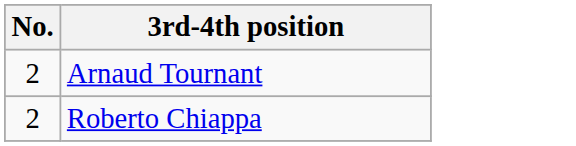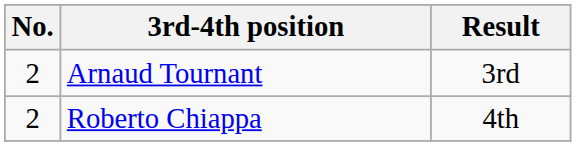+ column: (501, 27)
